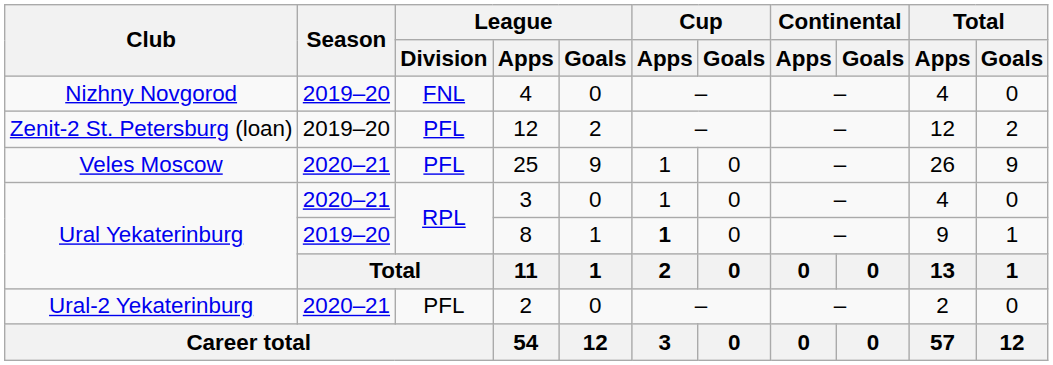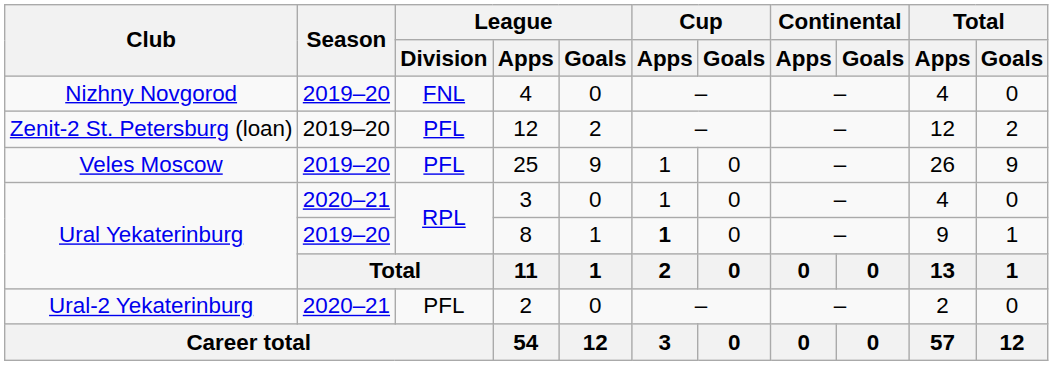(346, 164) 2020–21 -> (346, 164) 2019–20
